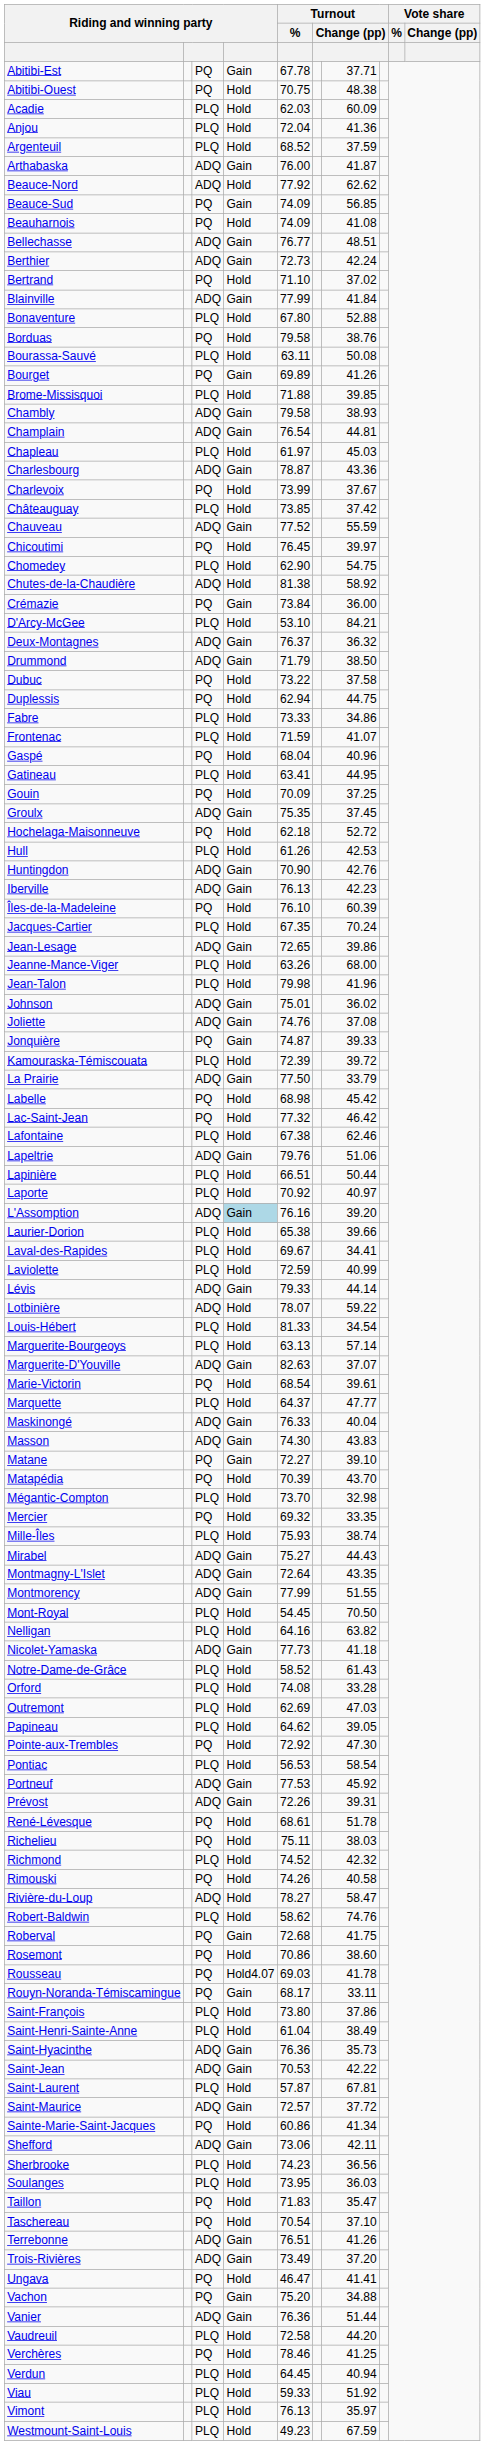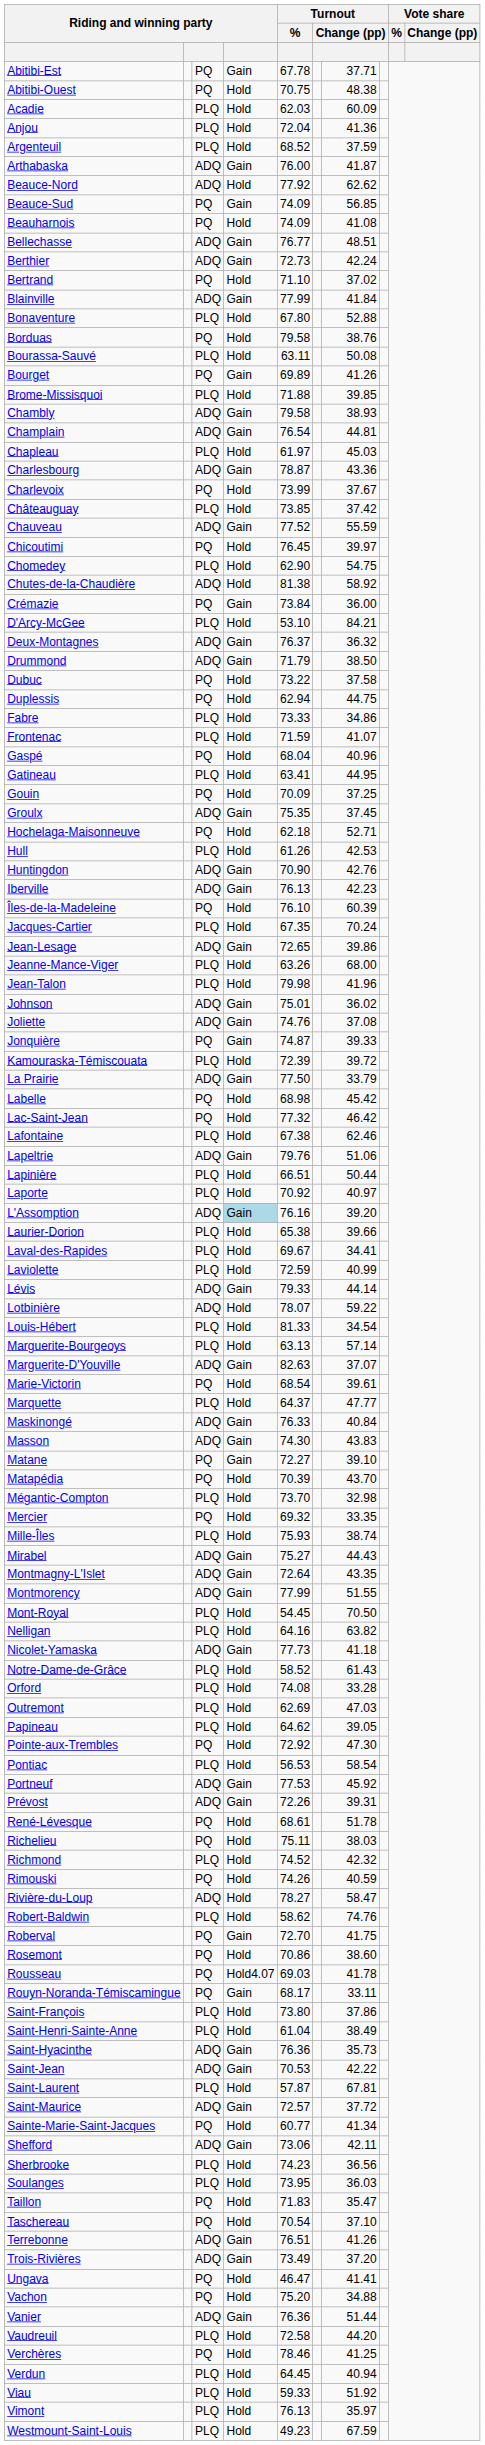(362, 832) 52.72 -> (362, 832) 52.71
(362, 1422) 40.04 -> (362, 1422) 40.84
(362, 1879) 40.58 -> (362, 1879) 40.59
(295, 1936) 72.68 -> (295, 1936) 72.70
(295, 2126) 60.86 -> (295, 2126) 60.77
(239, 2297) Gain -> (239, 2297) Hold
